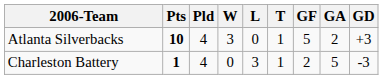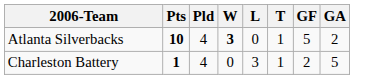- column: (364, 16)
(230, 39) normal -> (230, 39) bold
